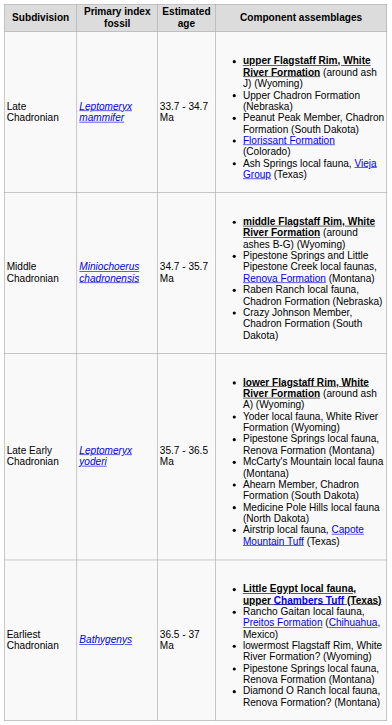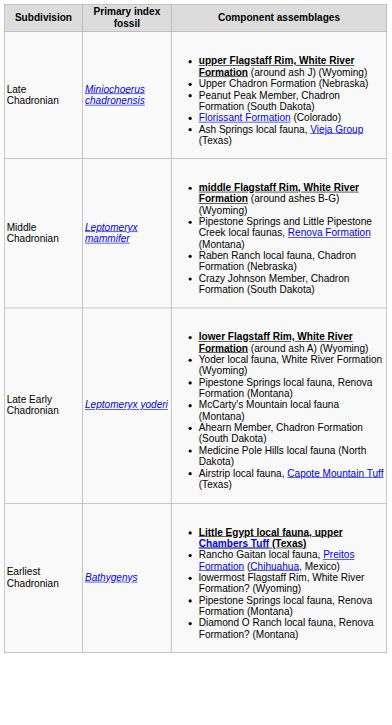- column: (186, 18)
(106, 112) Leptomeryx mammifer -> (115, 95) Miniochoerus chadronensis
(109, 273) Miniochoerus chadronensis -> (111, 233) Leptomeryx mammifer
